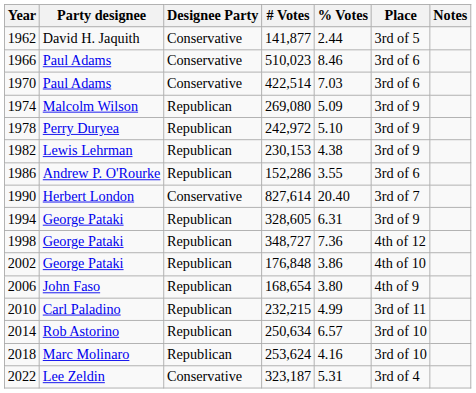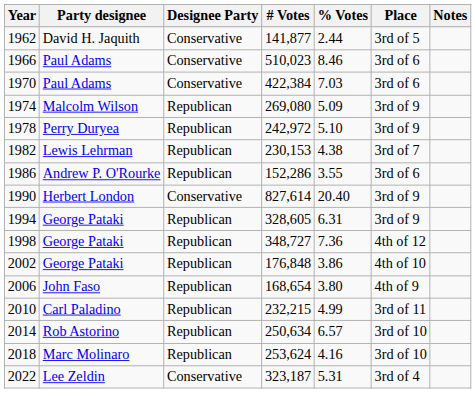(288, 83) 422,514 -> (288, 83) 422,384
(397, 151) 3rd of 9 -> (397, 151) 3rd of 7
(397, 196) 3rd of 7 -> (397, 196) 3rd of 9
